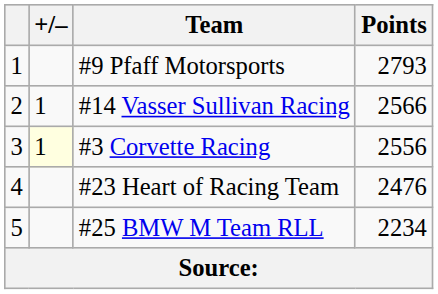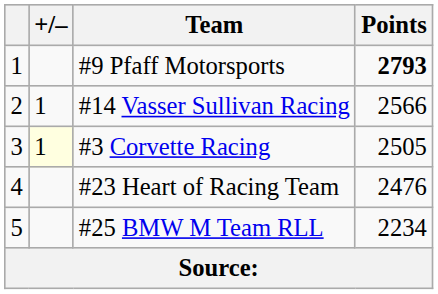(402, 65) normal -> (402, 65) bold
(402, 146) 2556 -> (402, 146) 2505
